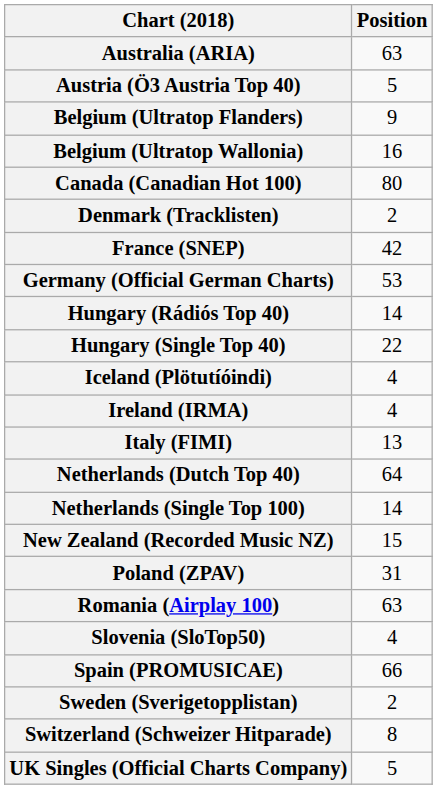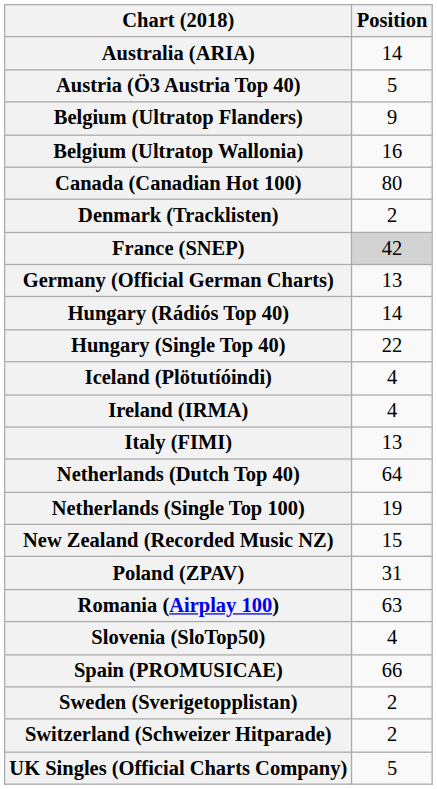(392, 53) 63 -> (392, 53) 14
(392, 248) no background -> (392, 248) lightgrey background
(392, 280) 53 -> (392, 280) 13
(392, 507) 14 -> (392, 507) 19
(392, 735) 8 -> (392, 735) 2
